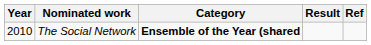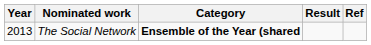(20, 31) 2010 -> (20, 31) 2013
